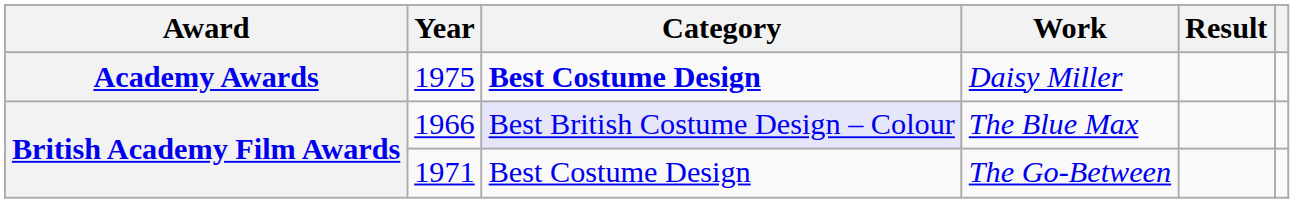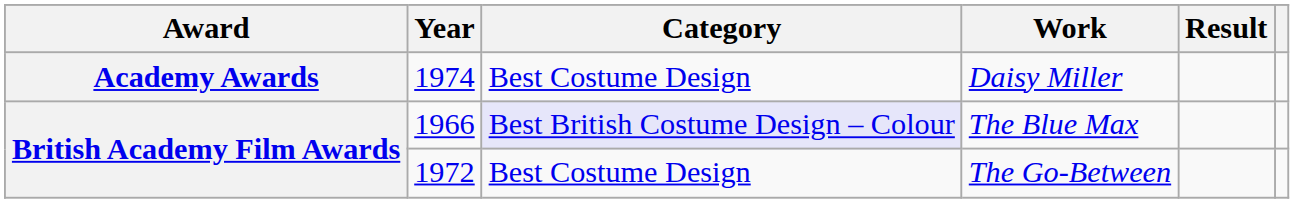(444, 76) 1975 -> (444, 76) 1974
(625, 76) bold -> (620, 76) normal
(444, 172) 1971 -> (444, 172) 1972
